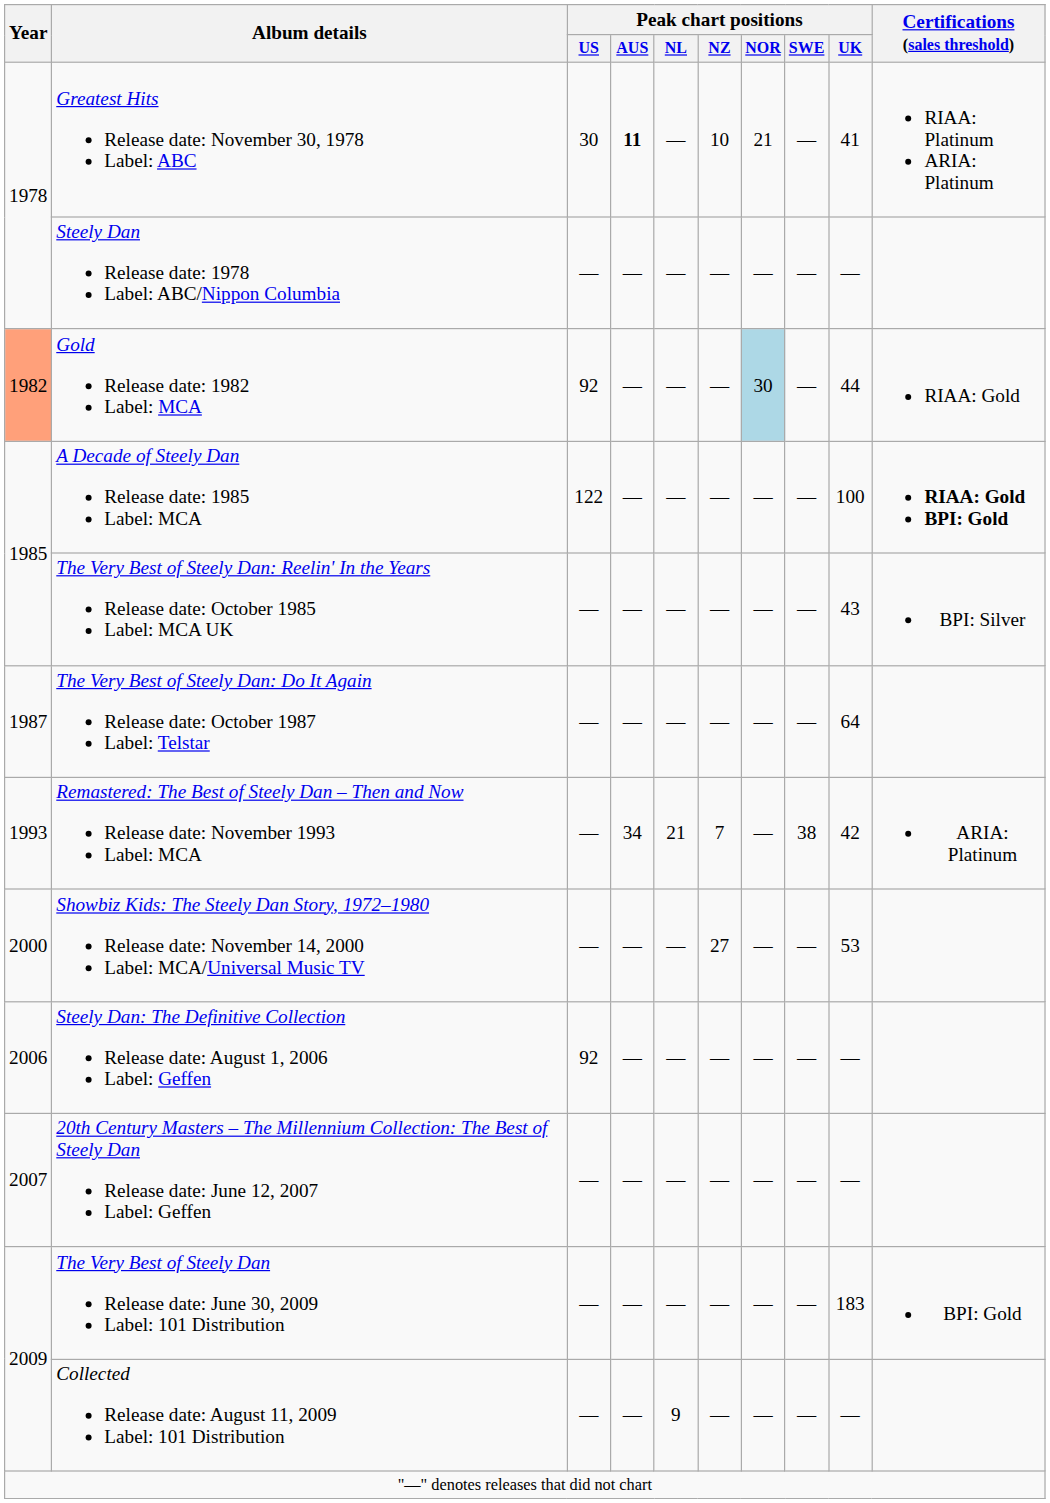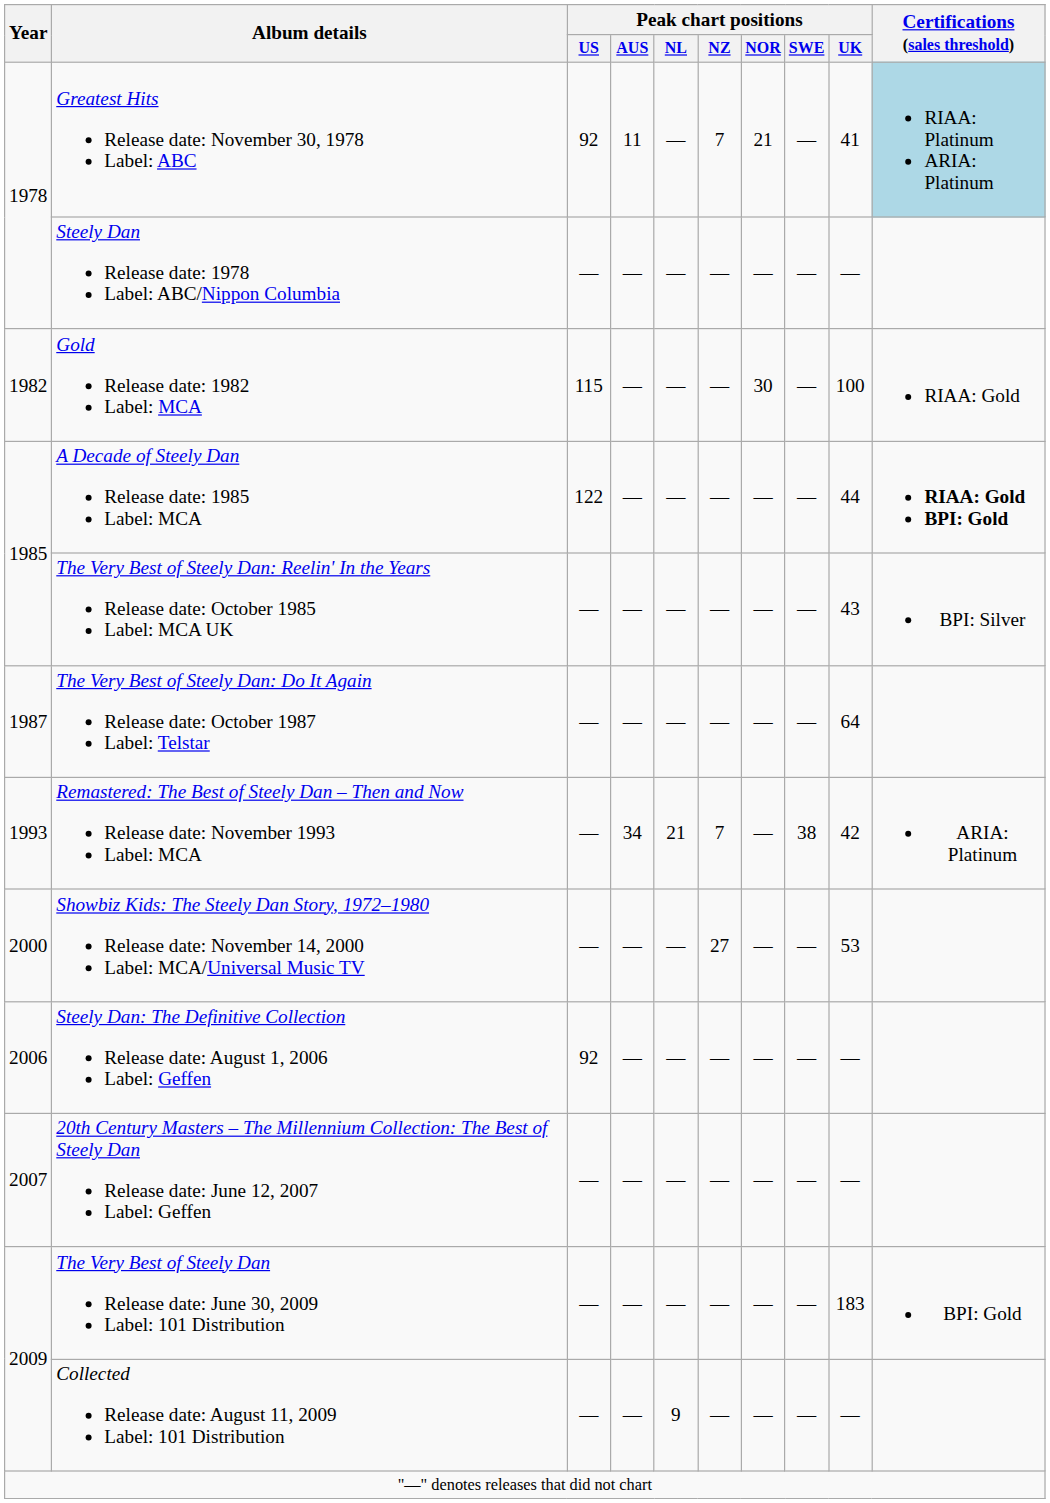(589, 139) 30 -> (589, 139) 92
(632, 139) bold -> (632, 139) normal
(719, 139) 10 -> (719, 139) 7
(958, 150) no background -> (958, 150) lightblue background
(28, 385) lightsalmon background -> (28, 385) no background
(589, 385) 92 -> (589, 385) 115
(763, 385) lightblue background -> (763, 385) no background
(850, 385) 44 -> (850, 385) 100
(850, 497) 100 -> (850, 497) 44
